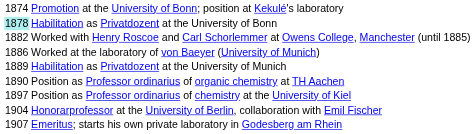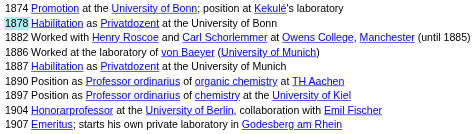(17, 67) 1889 -> (17, 67) 1887
